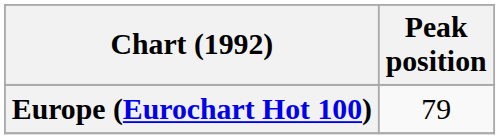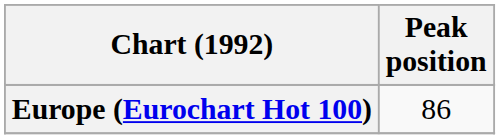(436, 108) 79 -> (436, 108) 86
